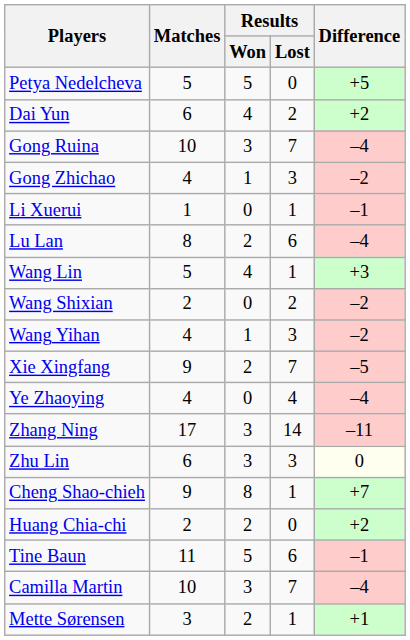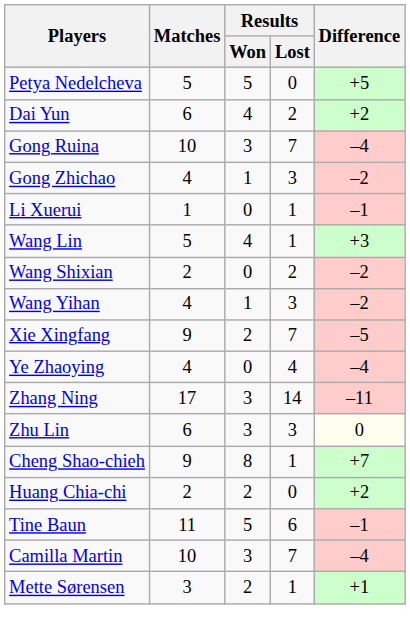- row: (36, 240)
